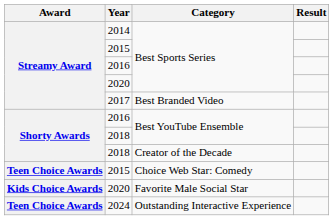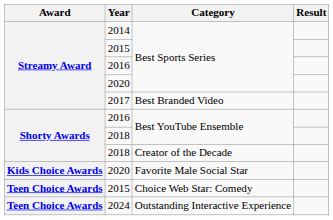rows swapped: (119, 188) <-> (119, 170)
